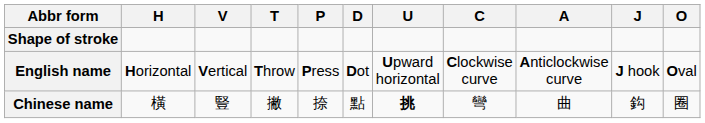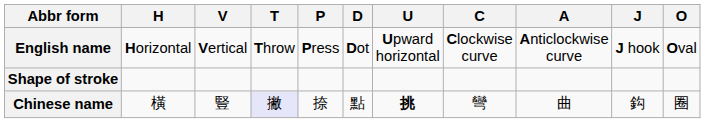rows swapped: (63, 39) <-> (63, 71)
(274, 103) no background -> (274, 103) lavender background
